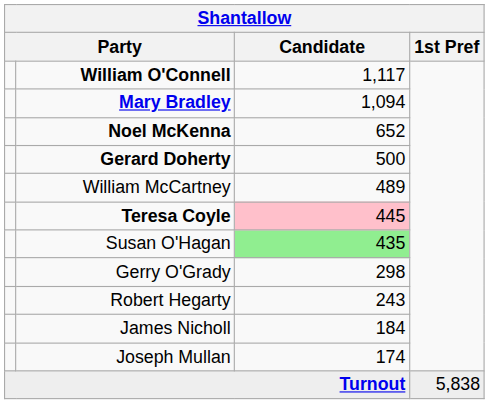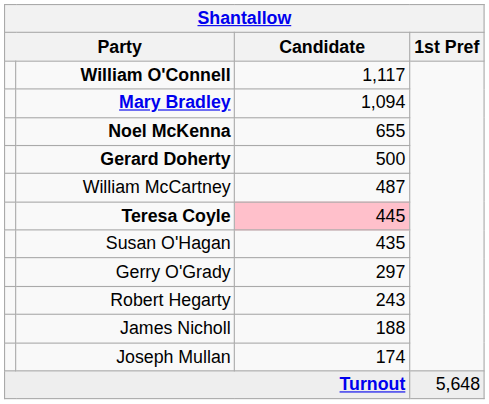(391, 131) 652 -> (391, 131) 655
(391, 187) 489 -> (391, 187) 487
(391, 243) lightgreen background -> (391, 243) no background
(391, 272) 298 -> (391, 272) 297
(391, 328) 184 -> (391, 328) 188
(458, 384) 5,838 -> (458, 384) 5,648
